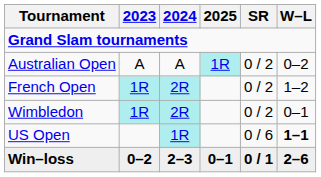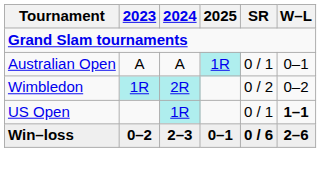(259, 64) 0 / 2 -> (259, 64) 0 / 1
(296, 64) 0–2 -> (296, 64) 0–1
- row: (52, 87)
(296, 111) 0–1 -> (296, 87) 0–2
(259, 135) 0 / 6 -> (259, 111) 0 / 1
(259, 159) 0 / 1 -> (259, 135) 0 / 6
